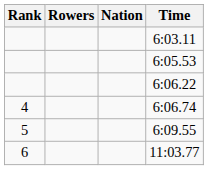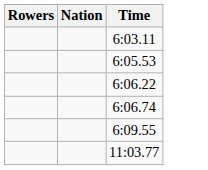- column: (25, 15)
